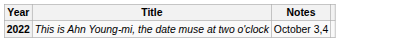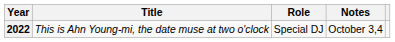+ column: (299, 12)
